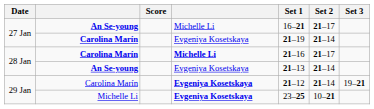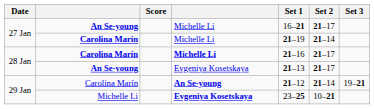(211, 40) Evgeniya Kosetskaya -> (194, 40) Michelle Li
(324, 69) 21–14 -> (324, 69) 21–17
(213, 83) Evgeniya Kosetskaya -> (198, 83) An Se-young
